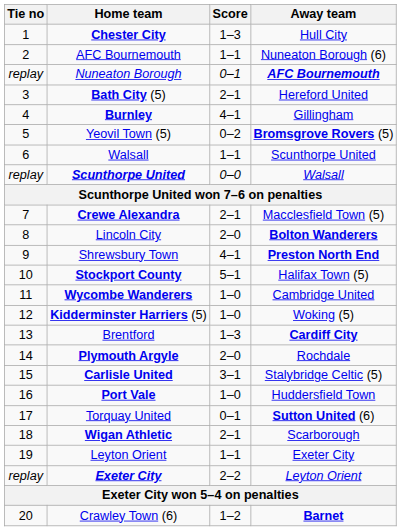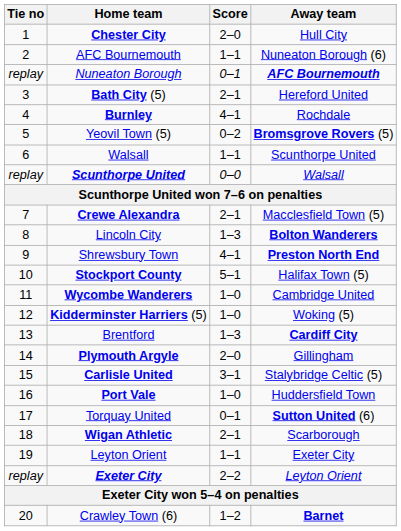(230, 34) 1–3 -> (230, 34) 2–0
(323, 114) Gillingham -> (323, 114) Rochdale
(230, 235) 2–0 -> (230, 235) 1–3
(323, 355) Rochdale -> (323, 355) Gillingham
